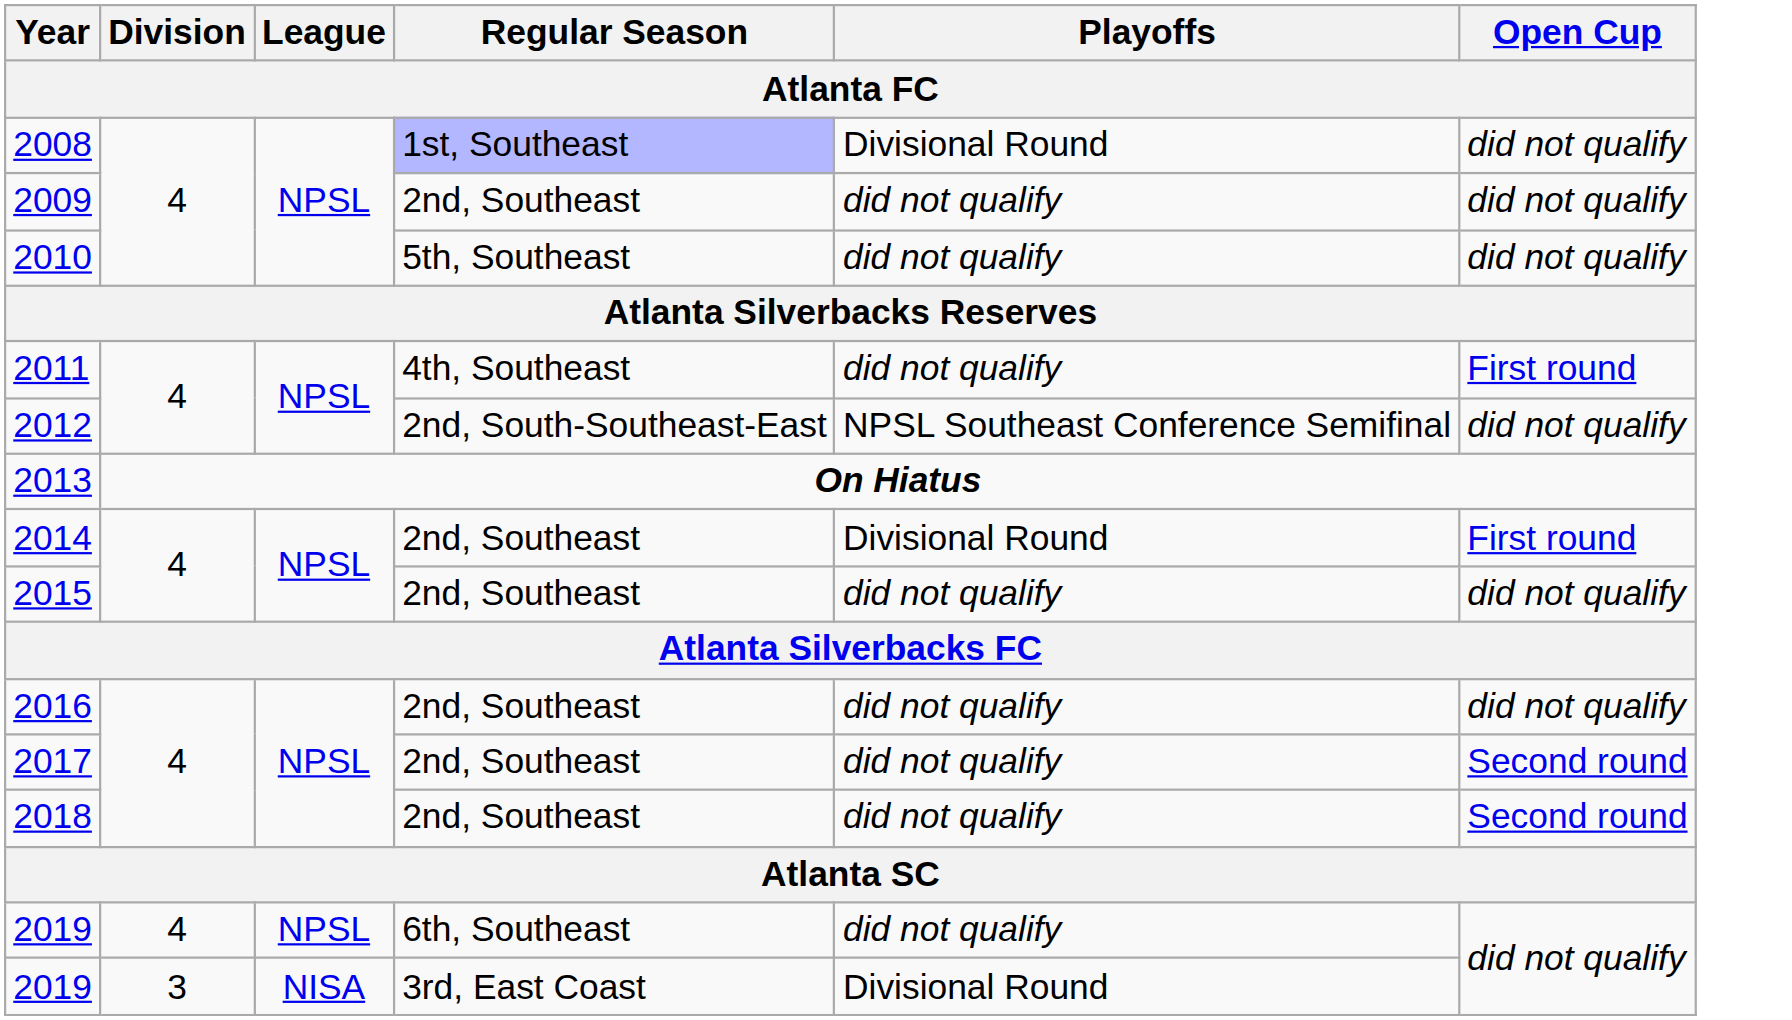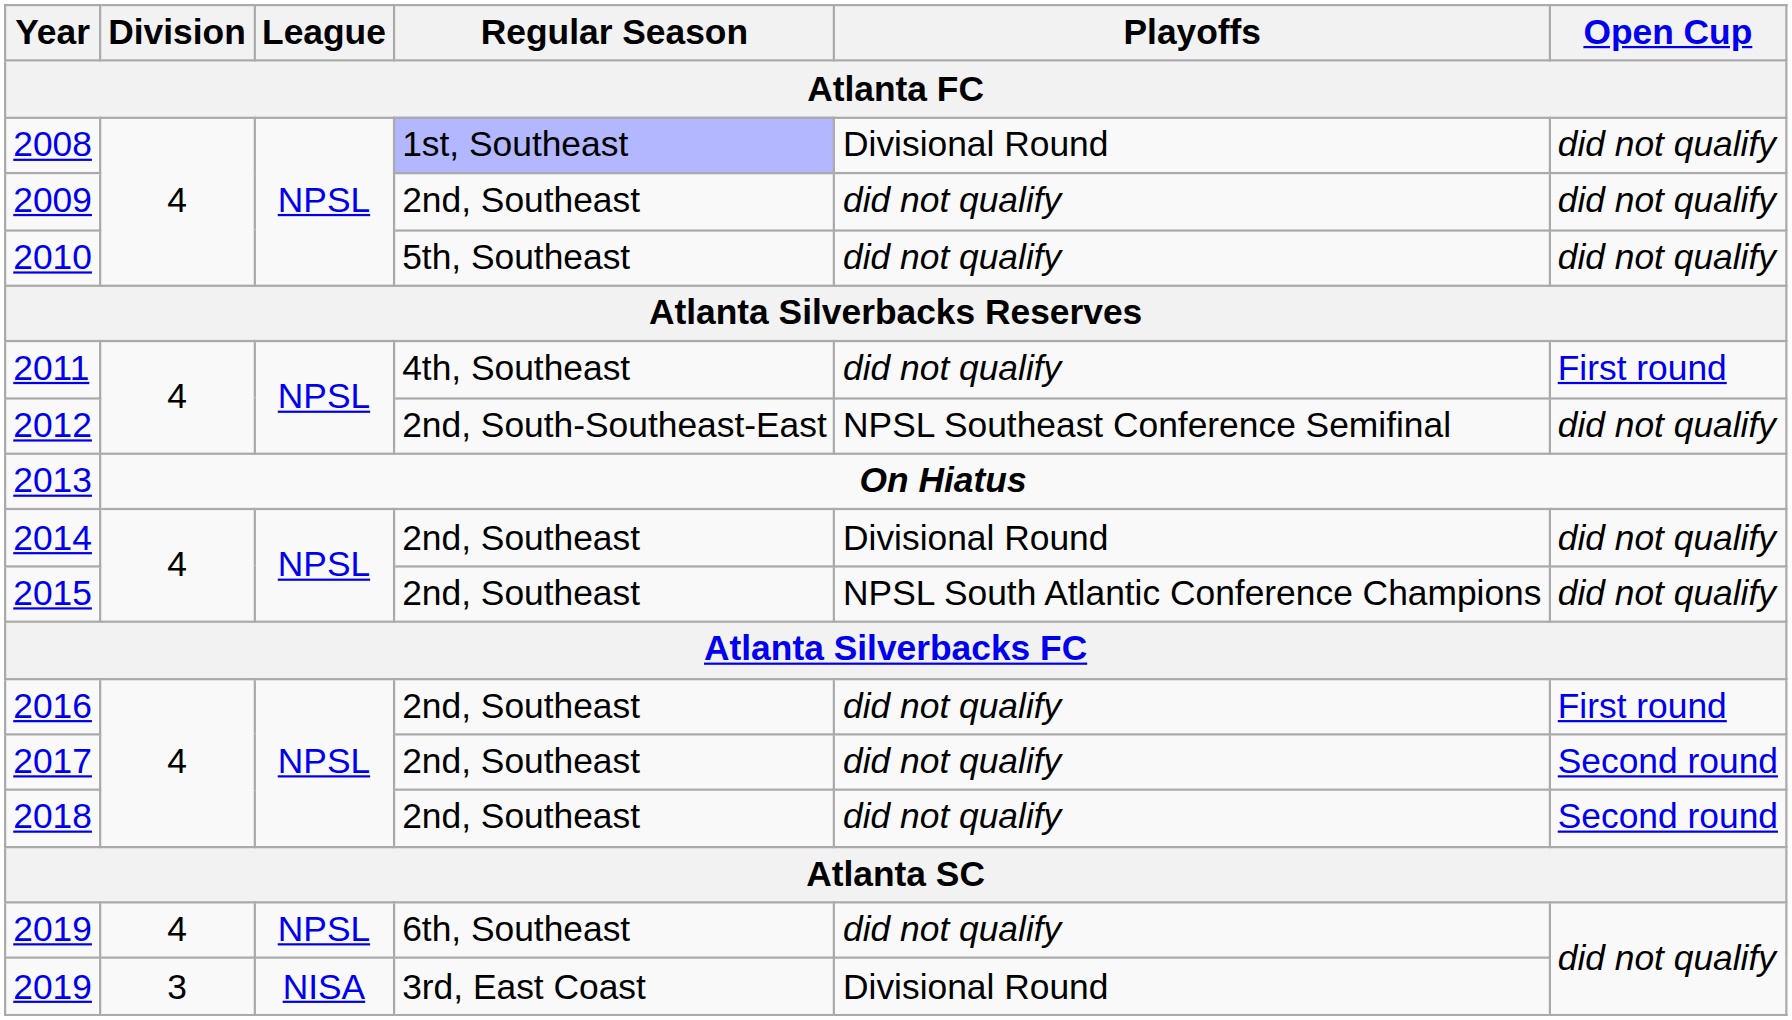(1552, 537) First round -> (1667, 537) did not qualify
(952, 593) did not qualify -> (1192, 593) NPSL South Atlantic Conference Champions
(1576, 705) did not qualify -> (1642, 705) First round
